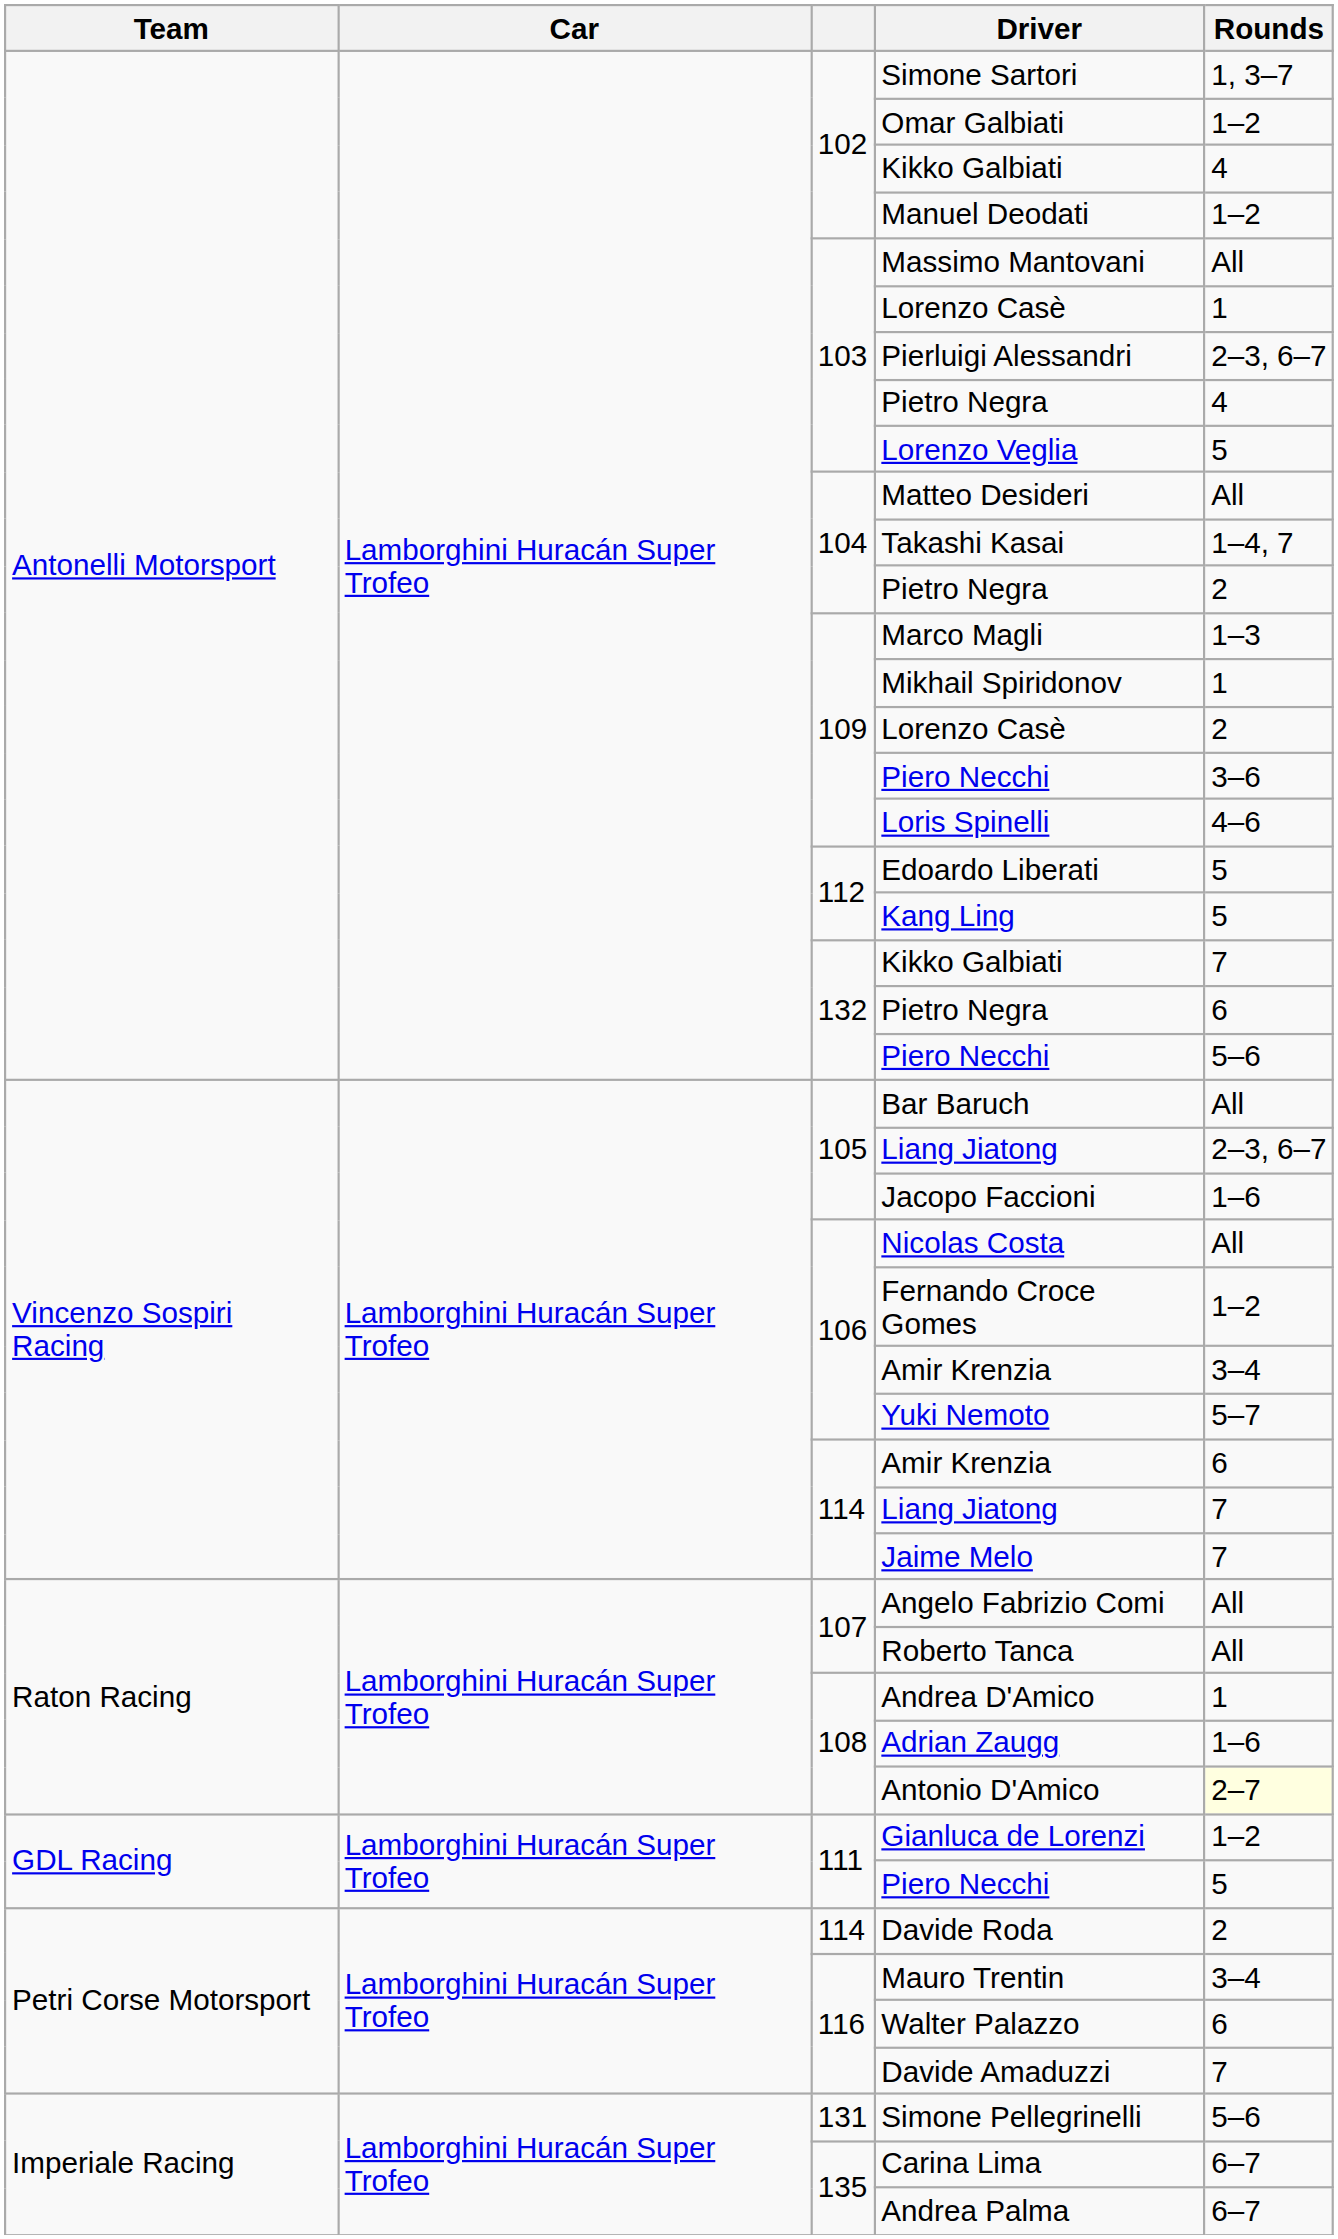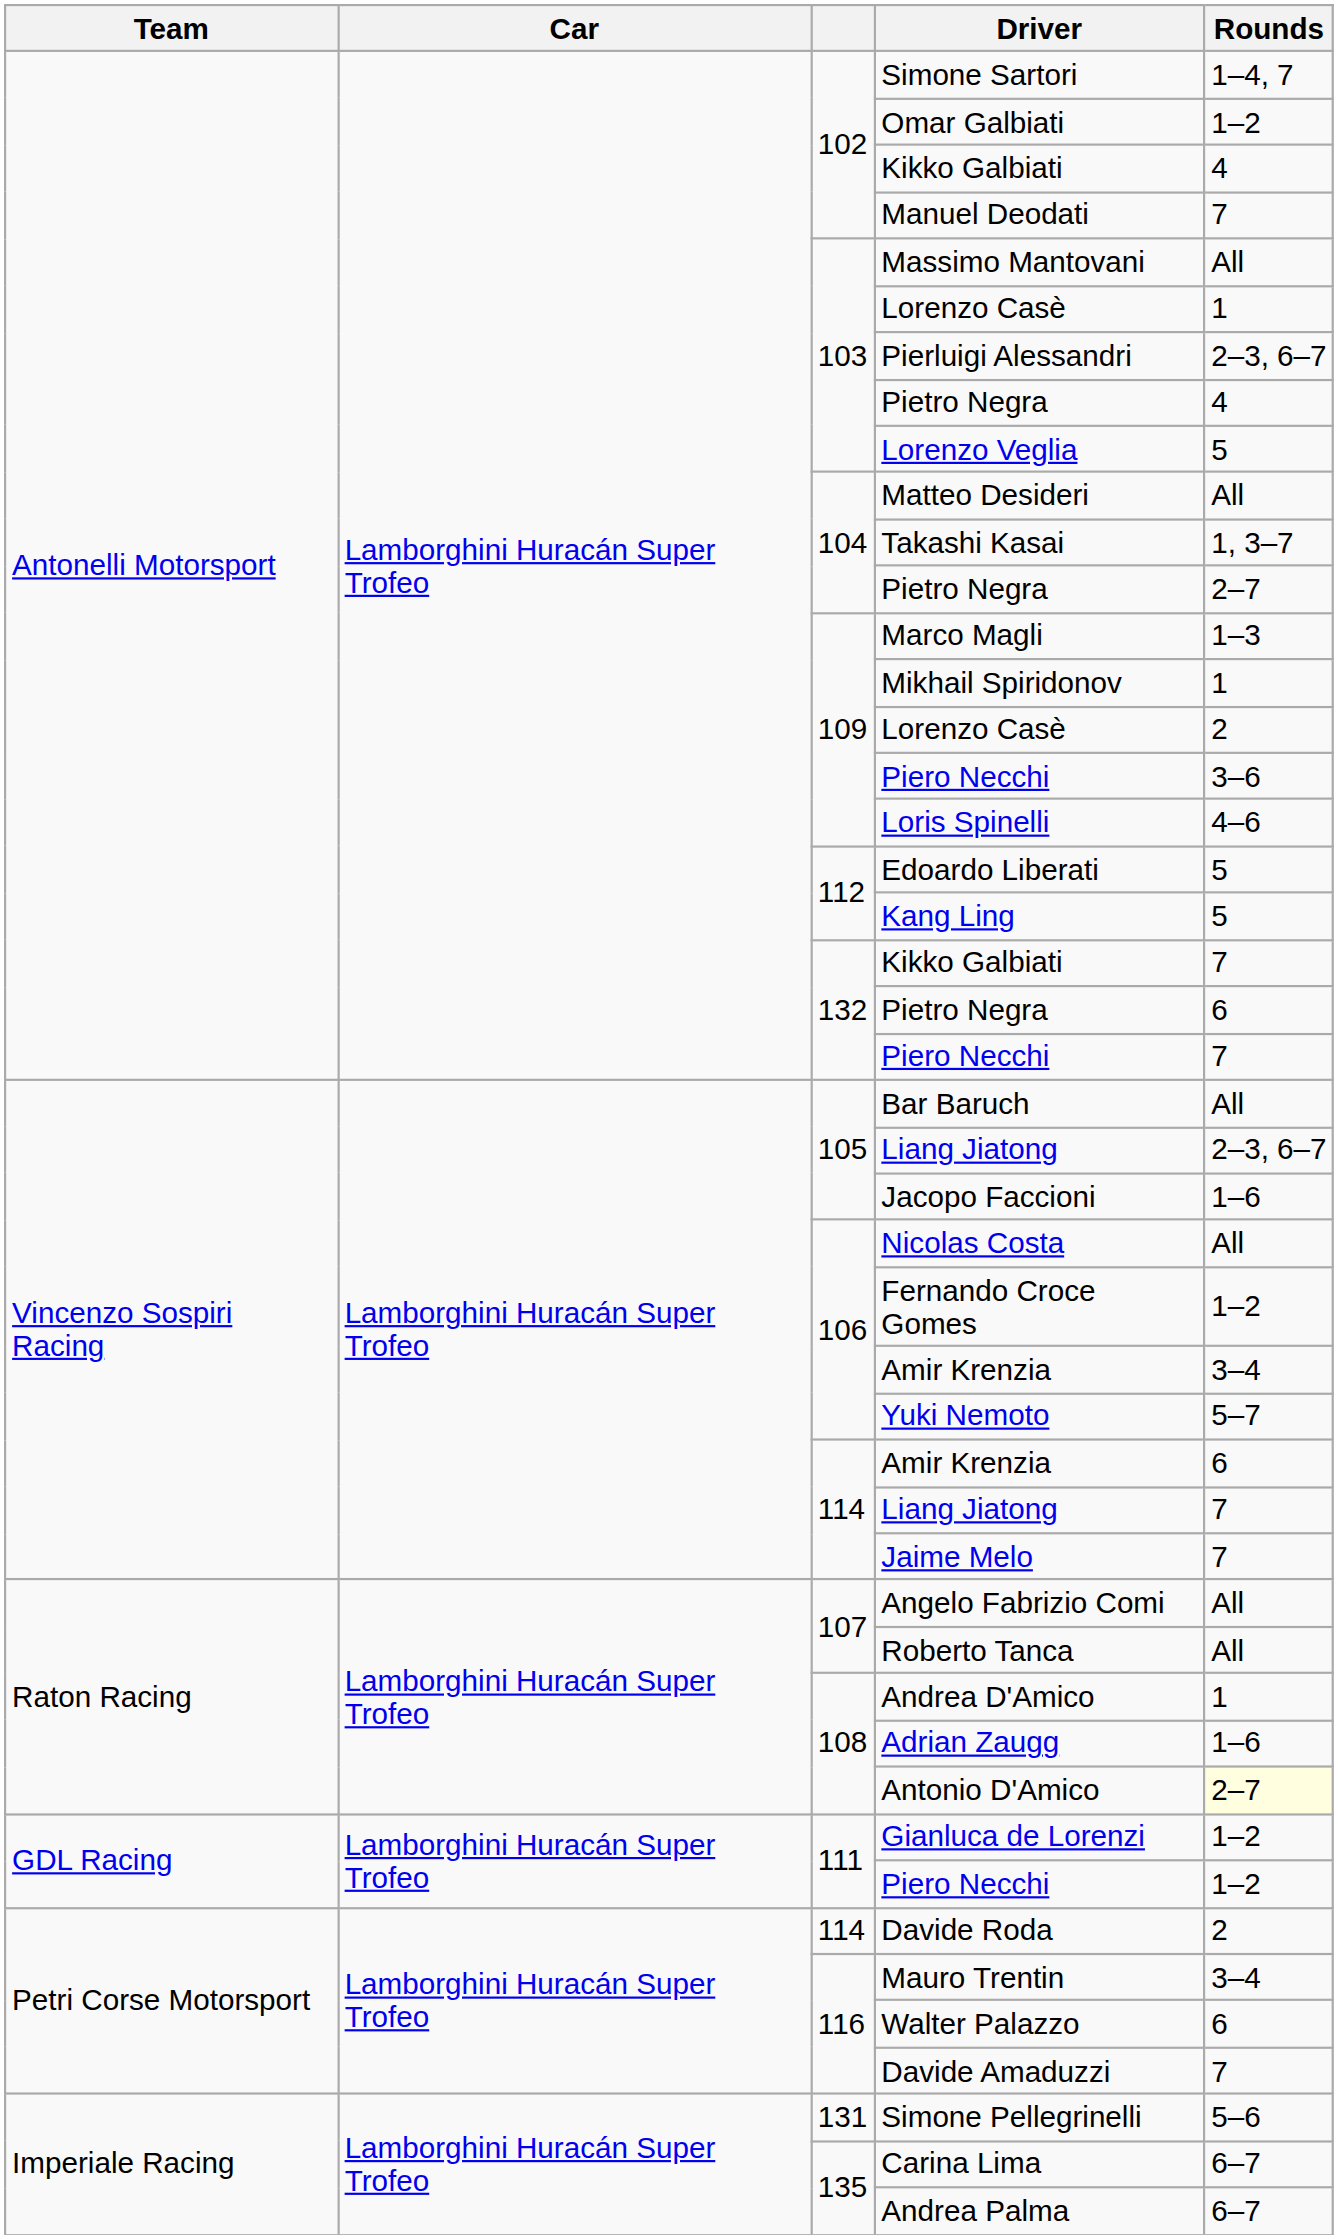(1252, 75) 1, 3–7 -> (1252, 75) 1–4, 7
(1236, 215) 1–2 -> (1219, 215) 7
(1252, 542) 1–4, 7 -> (1252, 542) 1, 3–7
(1219, 589) 2 -> (1236, 589) 2–7
(1236, 1056) 5–6 -> (1219, 1056) 7
(1219, 1883) 5 -> (1236, 1883) 1–2
